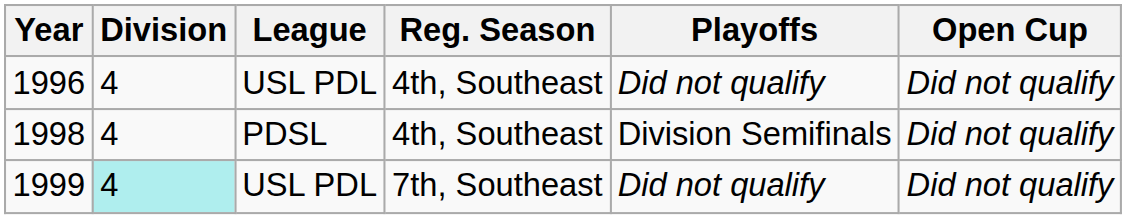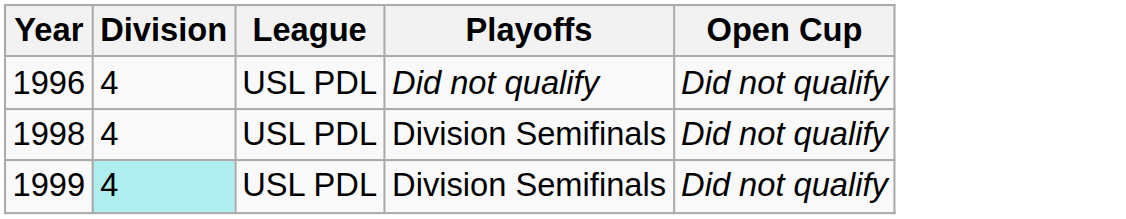- column: (497, 30)
(285, 133) PDSL -> (310, 133) USL PDL
(721, 185) Did not qualify -> (529, 185) Division Semifinals
